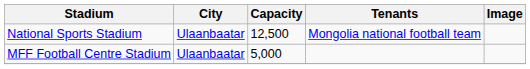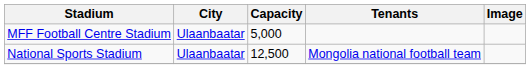rows swapped: (75, 34) <-> (89, 53)
